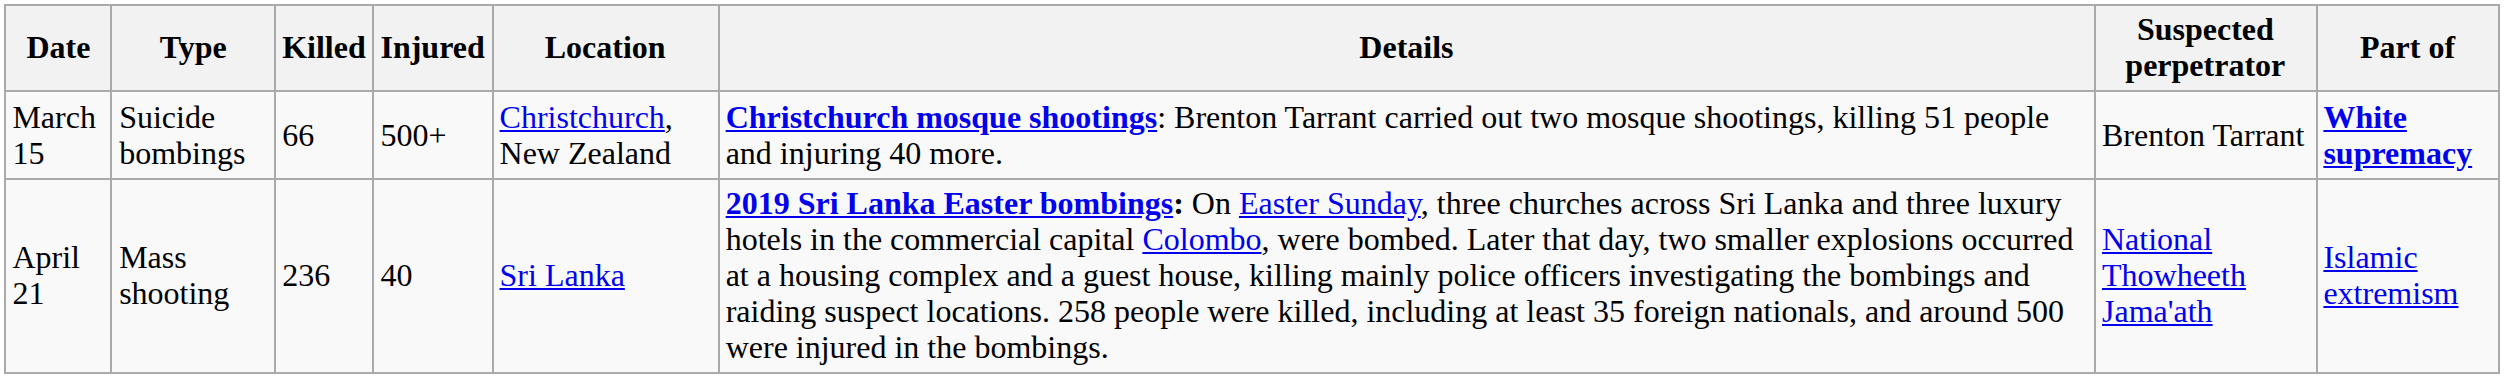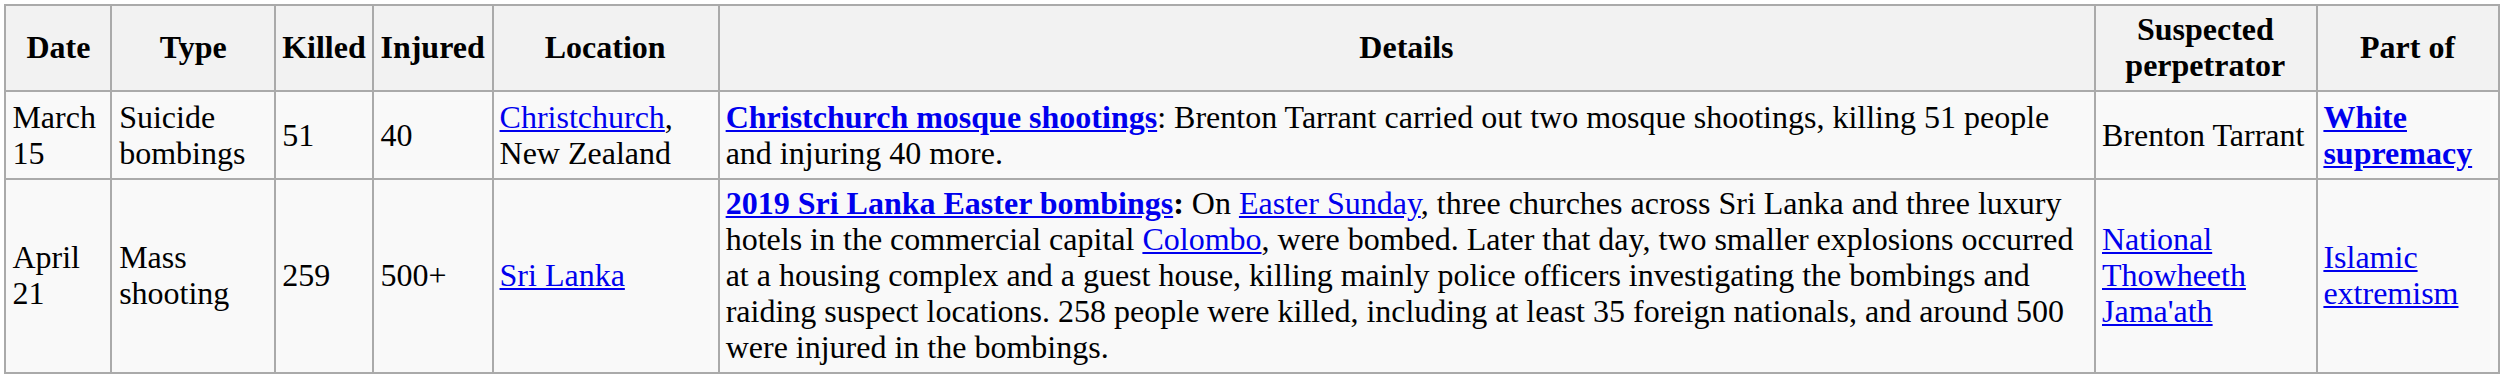(298, 134) 66 -> (298, 134) 51
(413, 134) 500+ -> (396, 134) 40
(306, 275) 236 -> (306, 275) 259
(396, 275) 40 -> (413, 275) 500+
